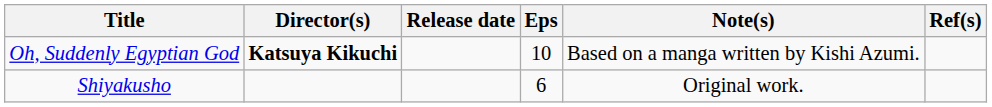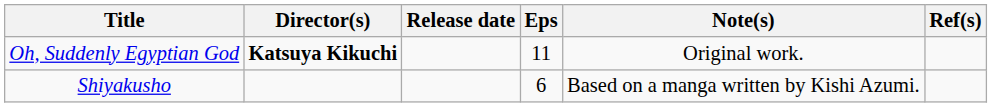(541, 53) 10 -> (541, 53) 11
(743, 53) Based on a manga written by Kishi Azumi. -> (743, 53) Original work.
(743, 85) Original work. -> (743, 85) Based on a manga written by Kishi Azumi.
